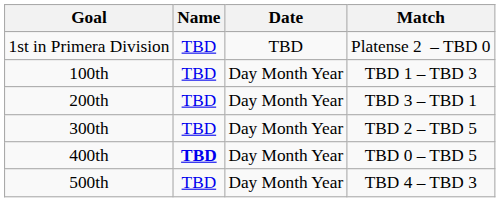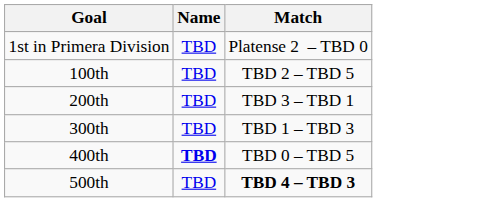- column: (286, 18)
(421, 73) TBD 1 – TBD 3 -> (298, 73) TBD 2 – TBD 5
(421, 127) TBD 2 – TBD 5 -> (298, 127) TBD 1 – TBD 3
(421, 182) normal -> (298, 182) bold
